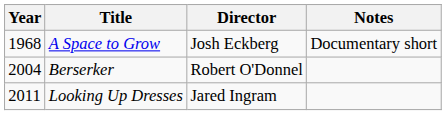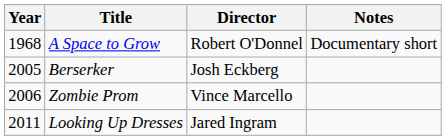(234, 43) Josh Eckberg -> (247, 43) Robert O'Donnel
(25, 69) 2004 -> (25, 69) 2005
(247, 69) Robert O'Donnel -> (234, 69) Josh Eckberg
+ row: (94, 95)
